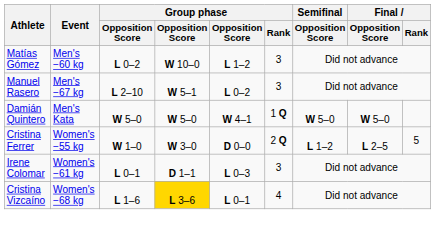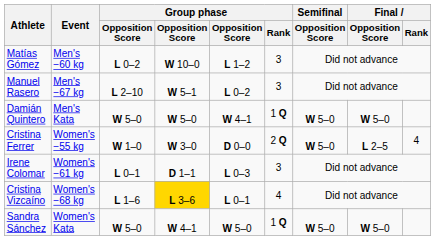(320, 147) L 1–2 -> (320, 147) W 5–0
(416, 141) 5 -> (416, 141) 4
+ row: (26, 223)
